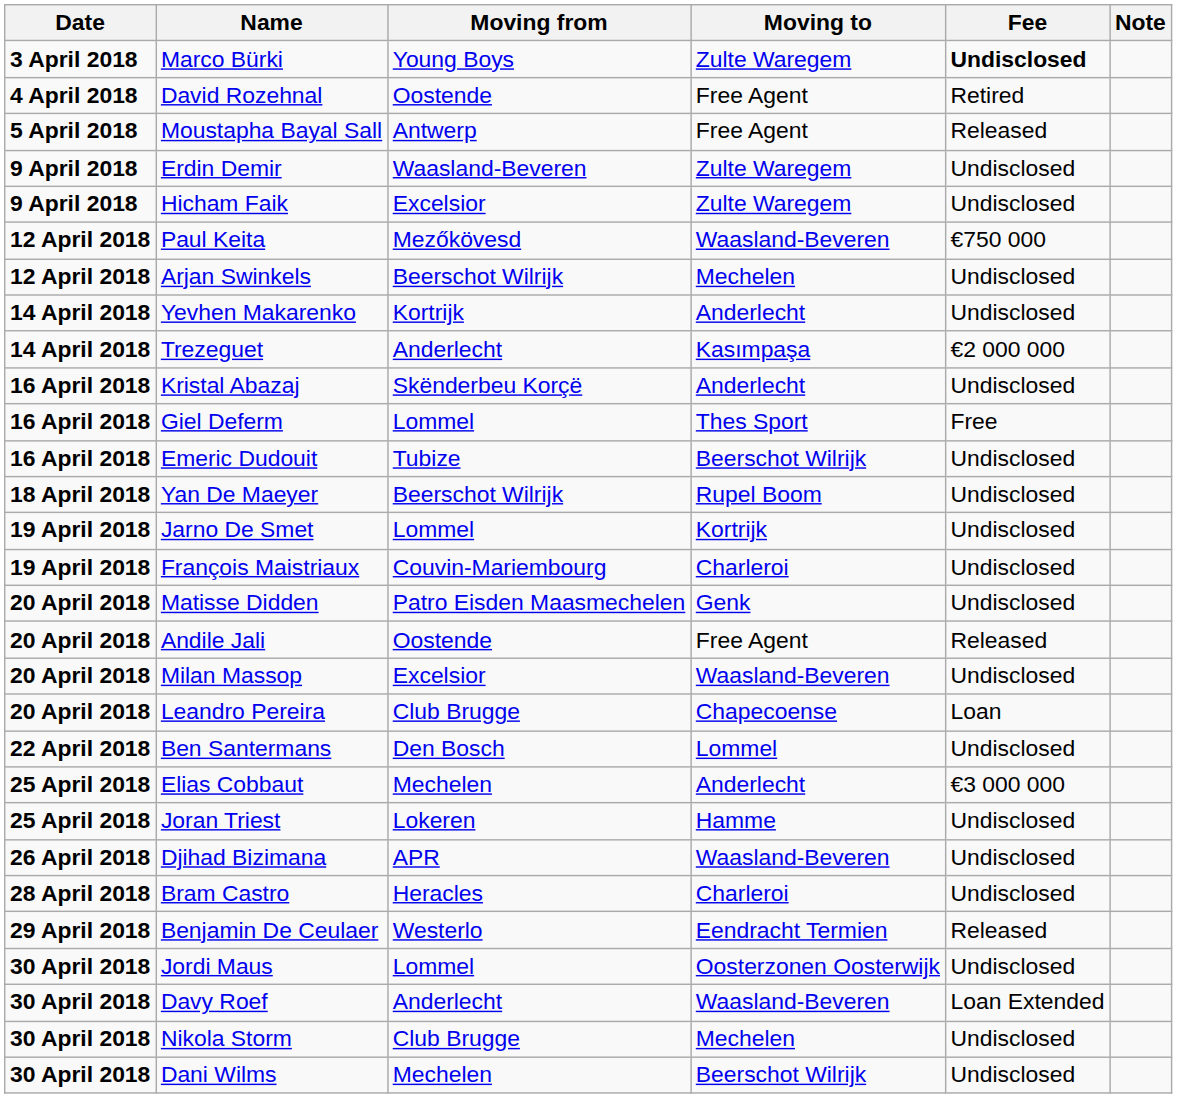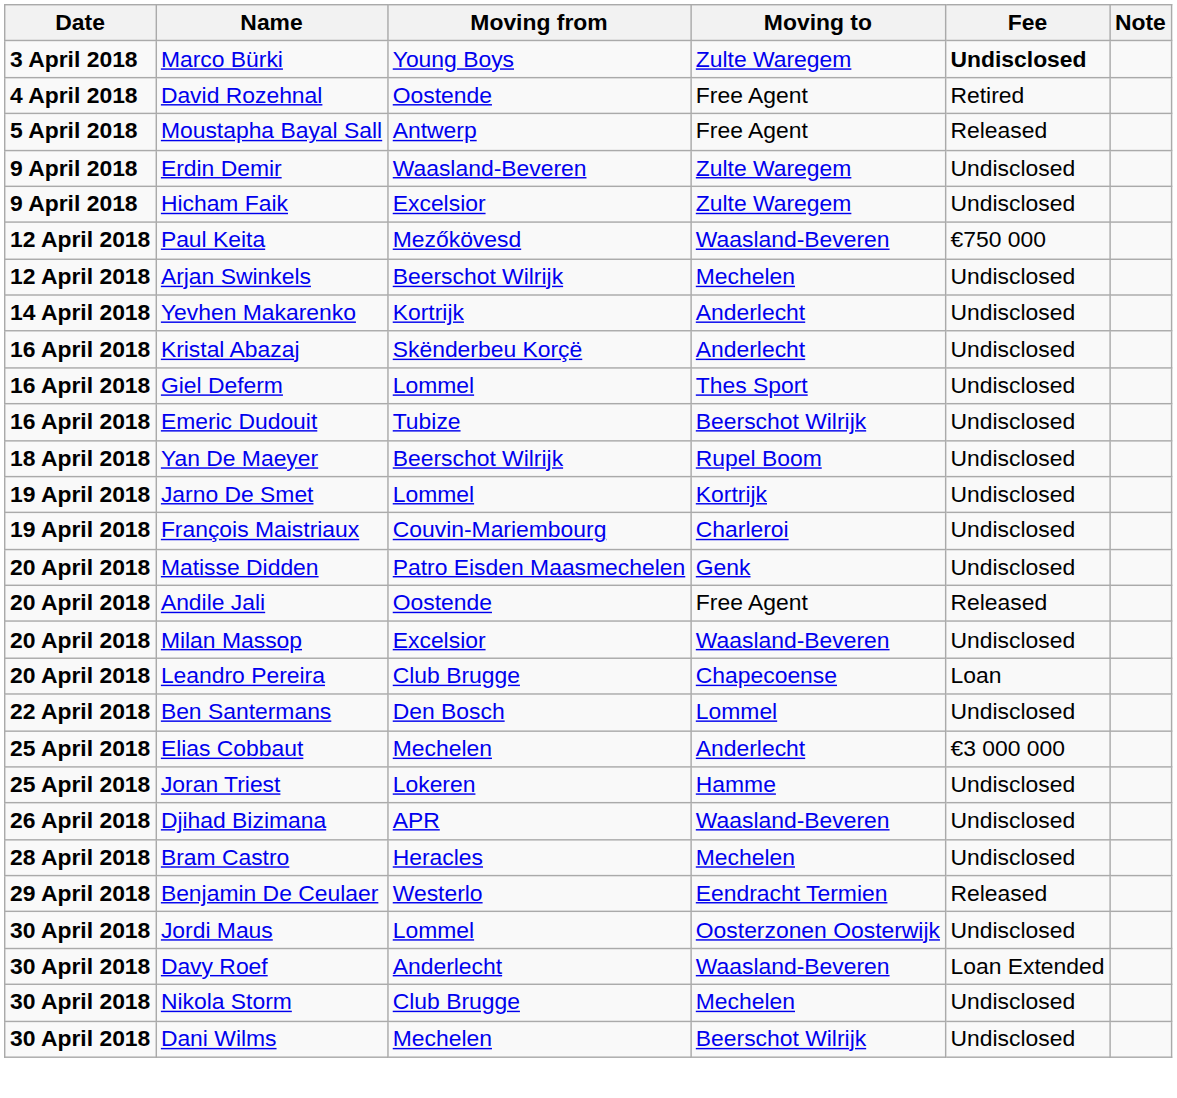- row: (212, 349)
(974, 421) Free -> (1013, 385) Undisclosed
(742, 893) Charleroi -> (745, 857) Mechelen
